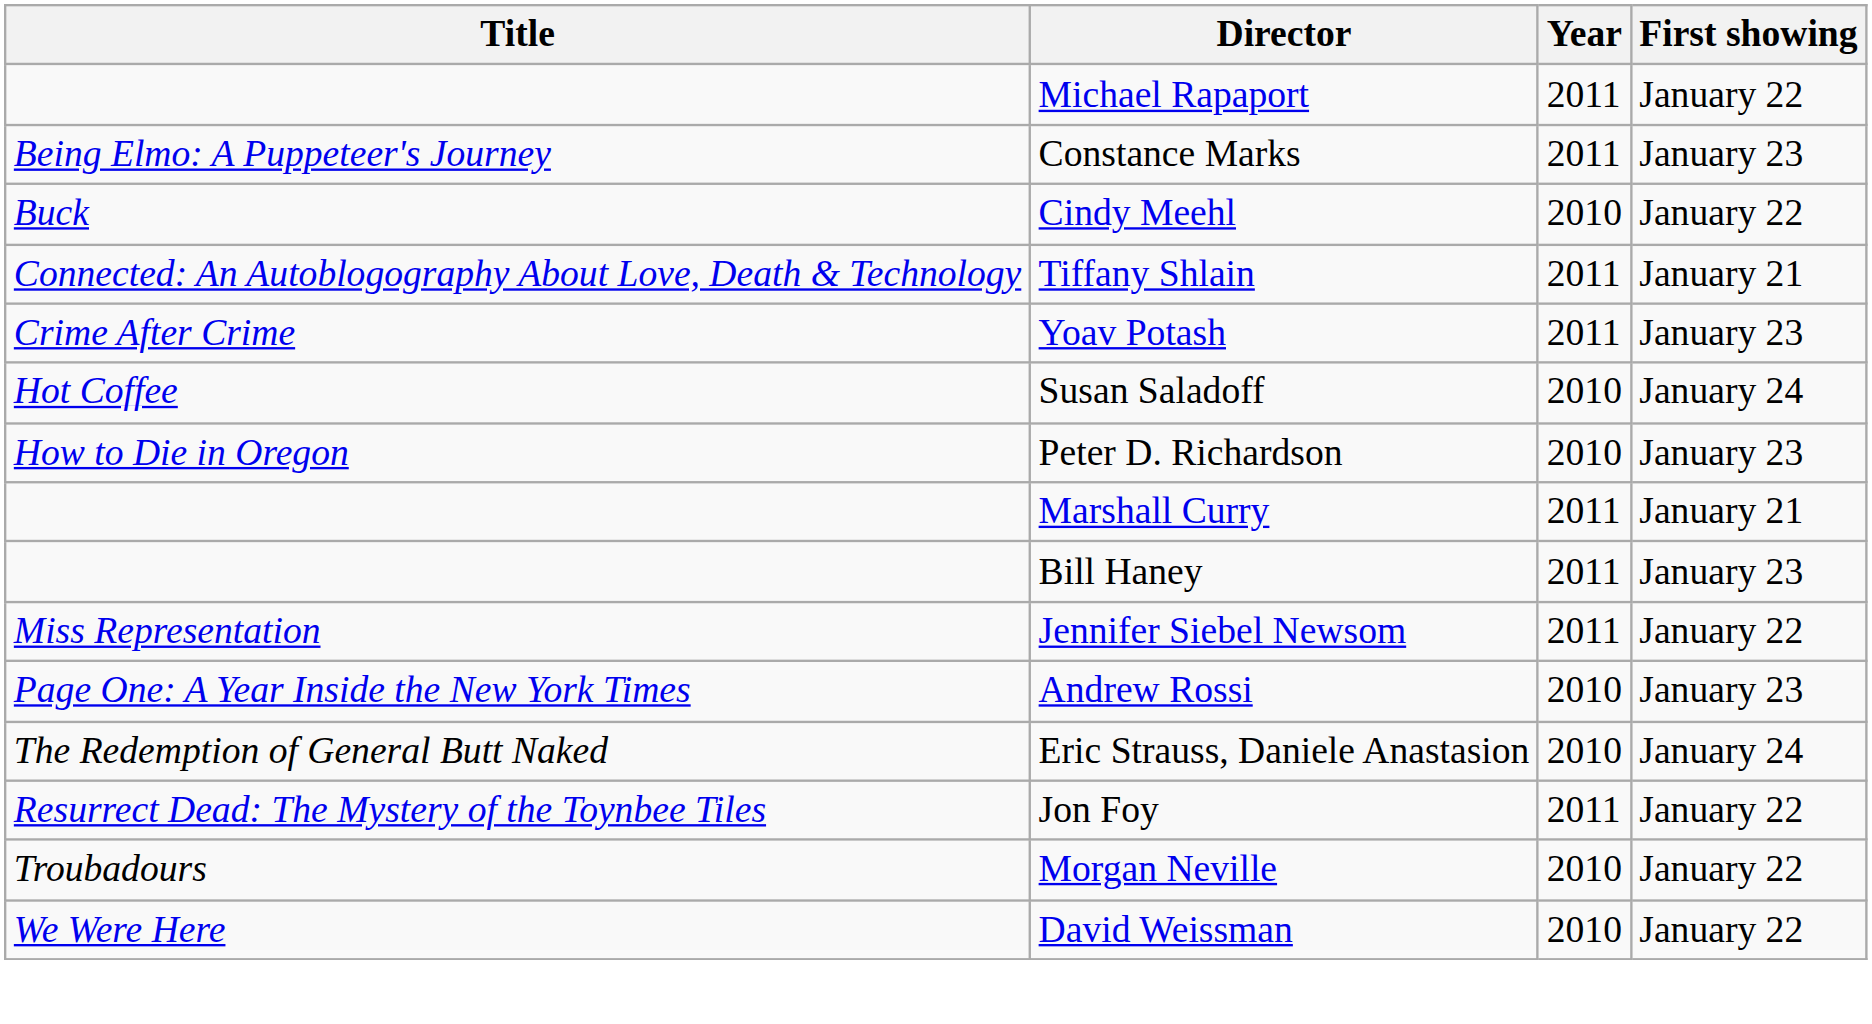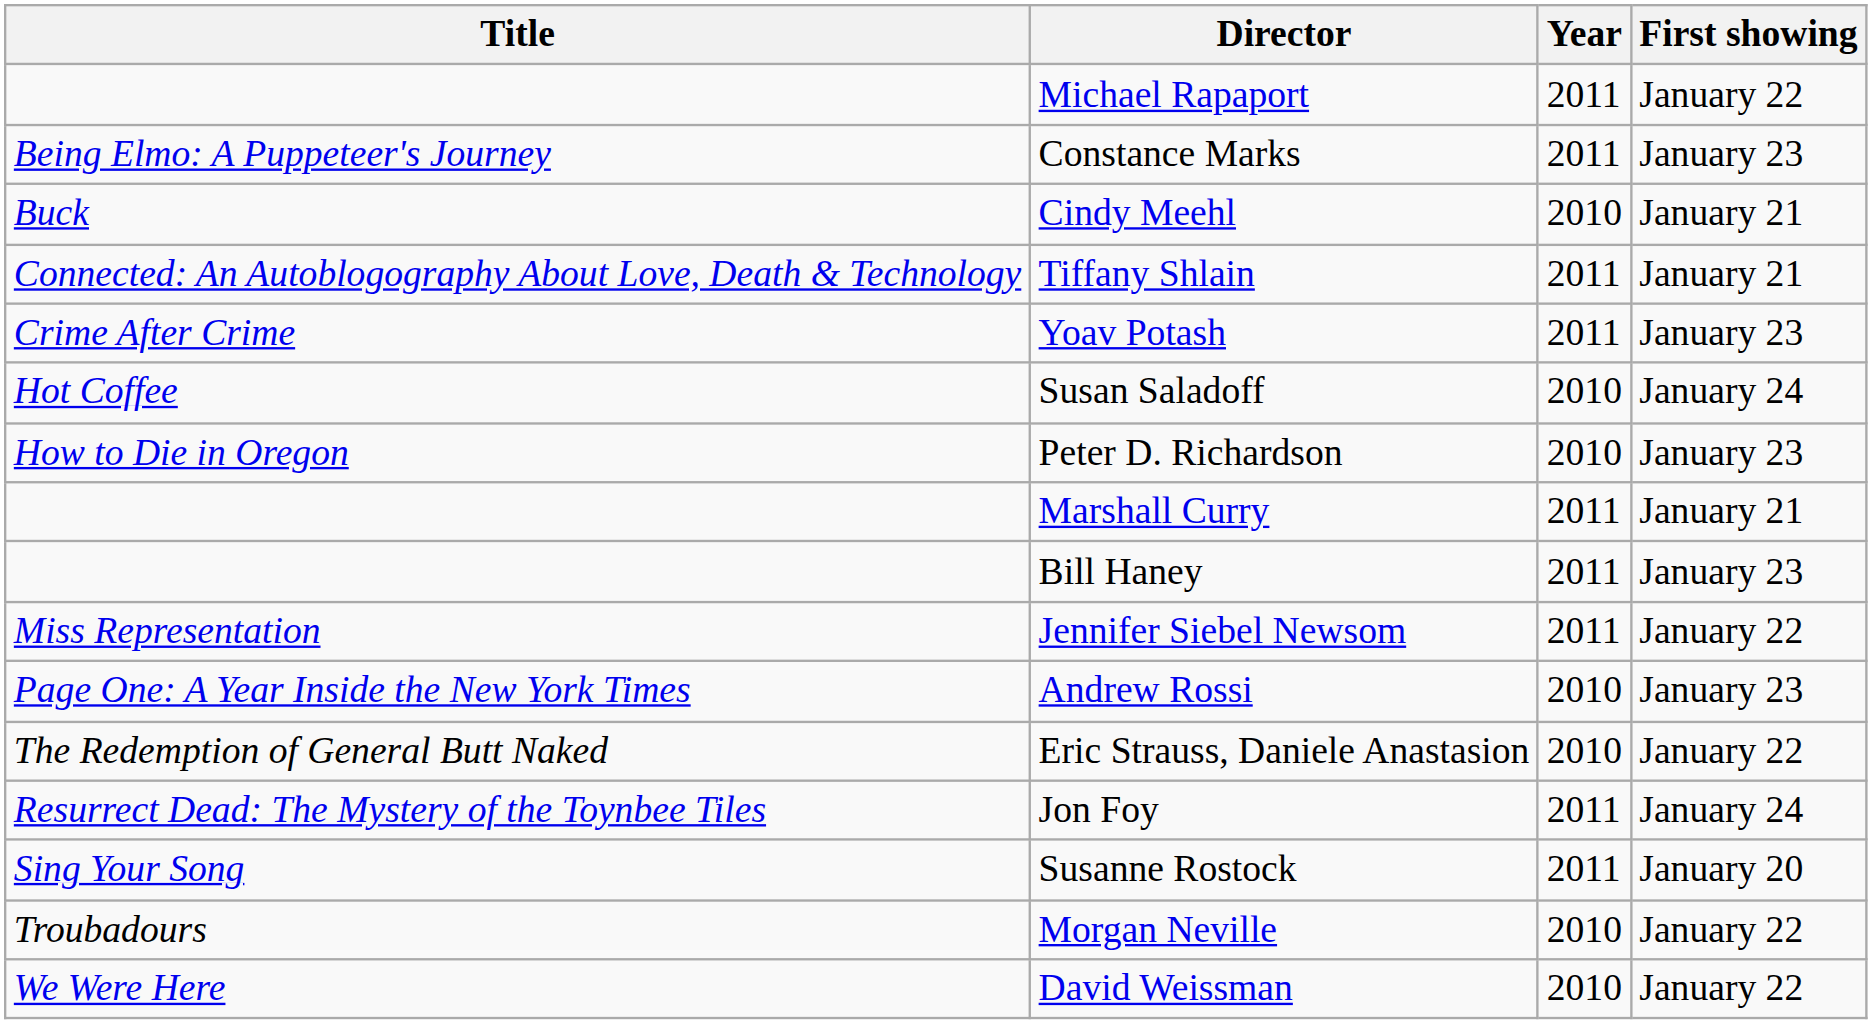(1721, 213) January 22 -> (1721, 213) January 21
(1721, 749) January 24 -> (1721, 749) January 22
(1721, 809) January 22 -> (1721, 809) January 24
+ row: (1168, 869)
